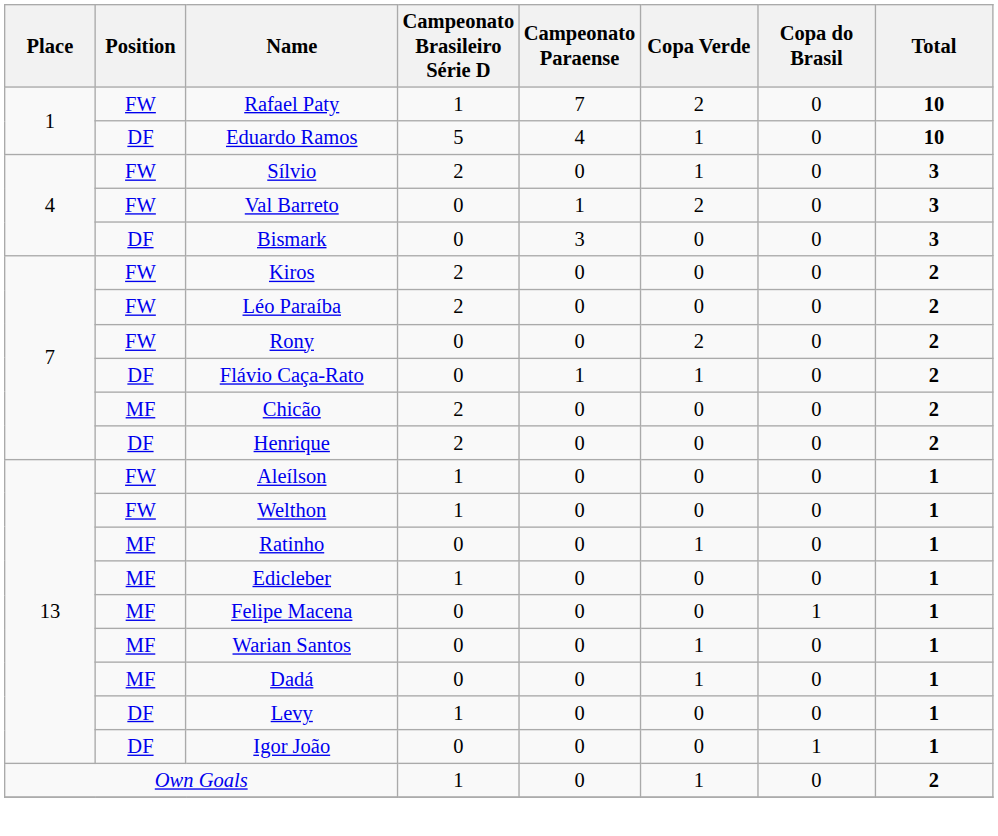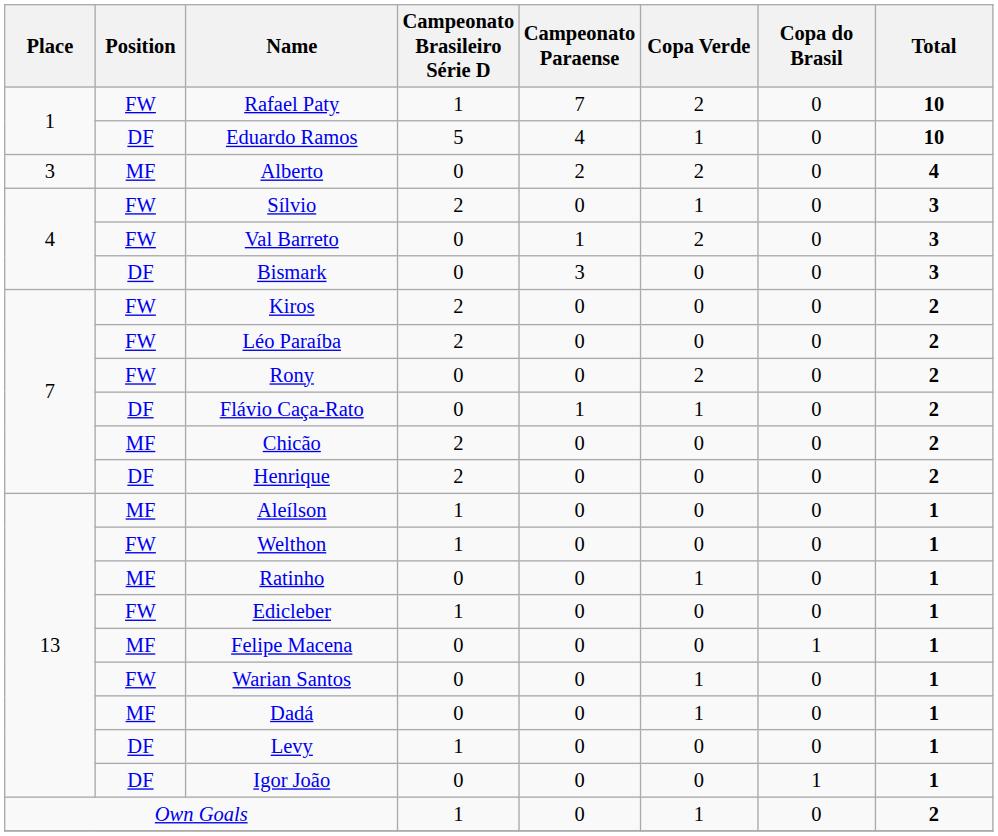+ row: (292, 171)
(140, 476) FW -> (140, 510) MF
(140, 577) MF -> (140, 611) FW
(140, 645) MF -> (140, 679) FW
